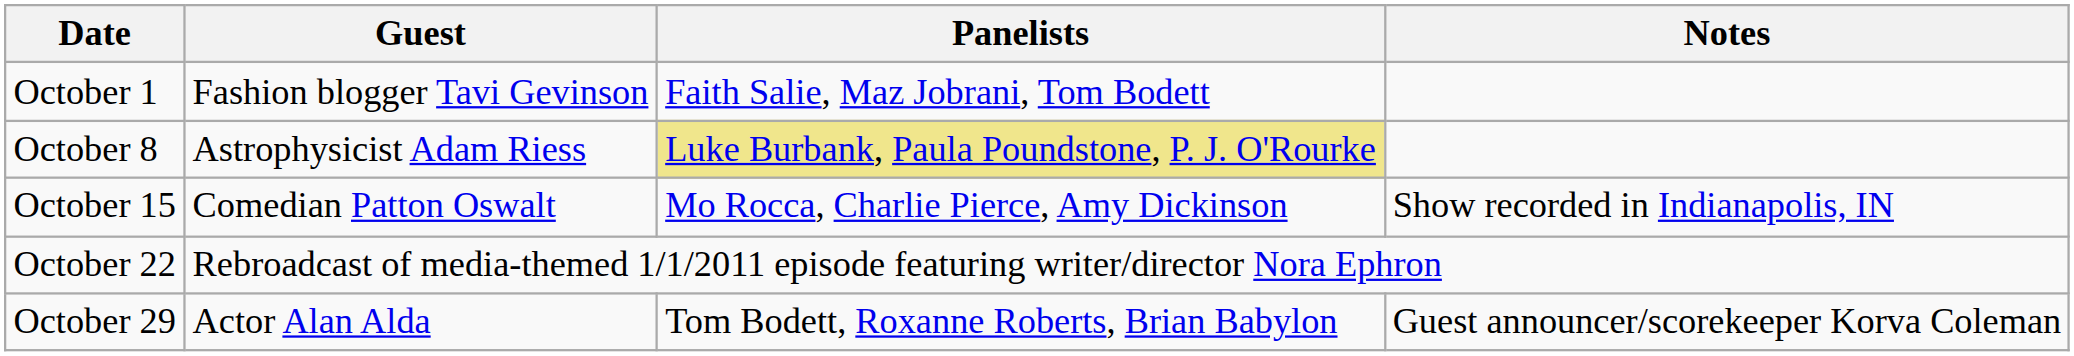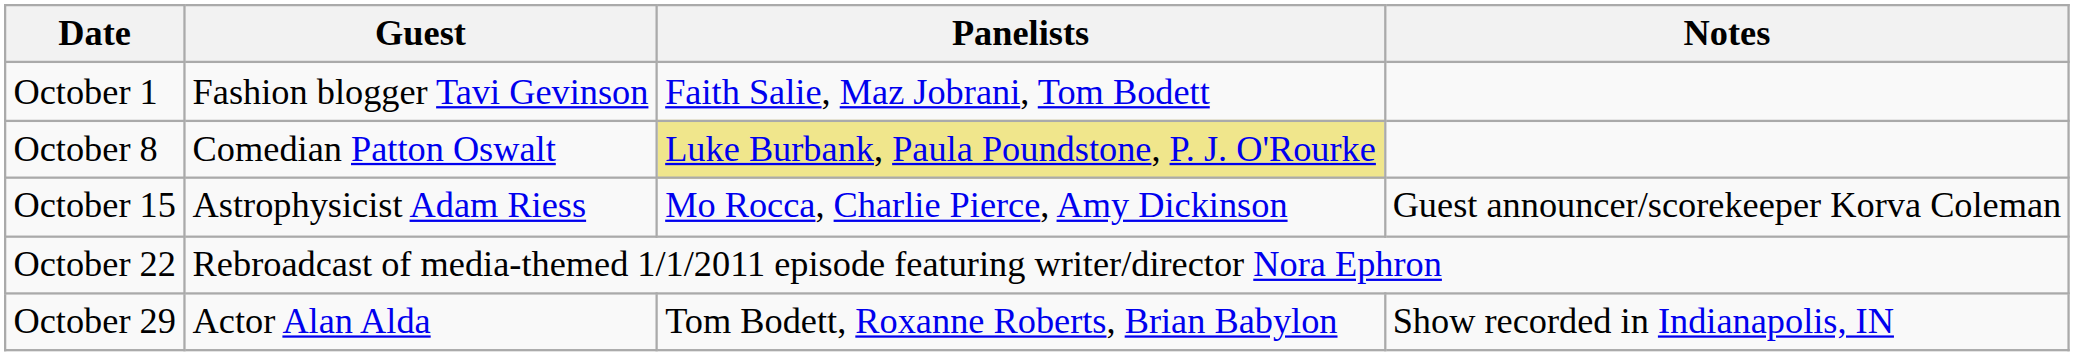(389, 148) Astrophysicist Adam Riess -> (374, 148) Comedian Patton Oswalt
(374, 206) Comedian Patton Oswalt -> (389, 206) Astrophysicist Adam Riess
(1643, 206) Show recorded in Indianapolis, IN -> (1727, 206) Guest announcer/scorekeeper Korva Coleman
(1727, 321) Guest announcer/scorekeeper Korva Coleman -> (1643, 321) Show recorded in Indianapolis, IN
